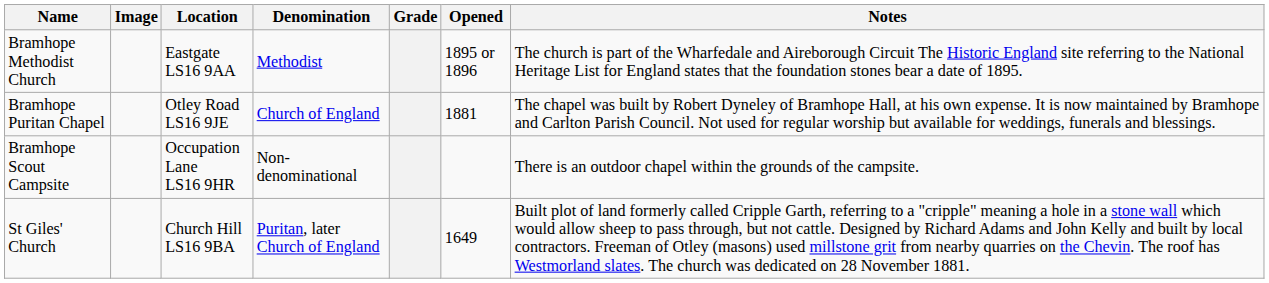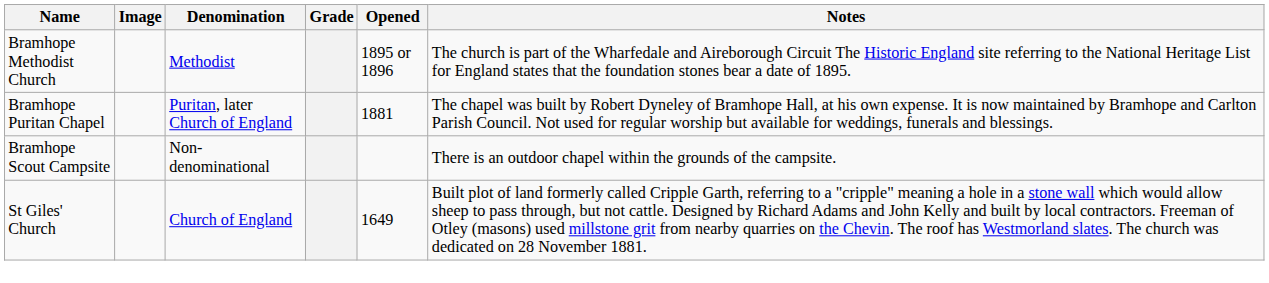- column: (207, 17)
(318, 114) Church of England -> (231, 114) Puritan, later Church of England
(318, 237) Puritan, later Church of England -> (231, 219) Church of England
